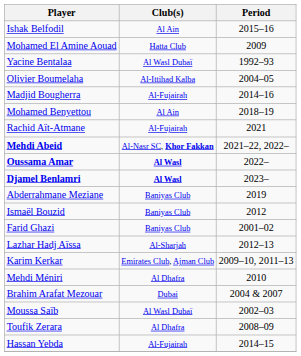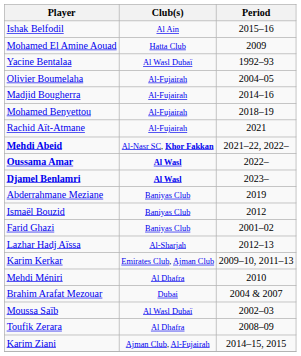(168, 80) Al-Ittihad Kalba -> (168, 80) Al-Fujairah
(168, 113) Al Ain -> (168, 113) Al-Fujairah
- row: (35, 343)
+ row: (31, 343)
